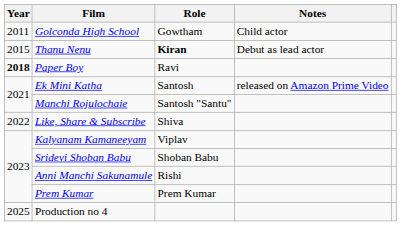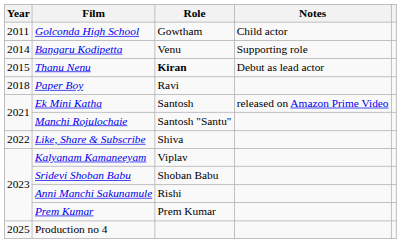+ row: (79, 49)
(18, 67) bold -> (18, 85) normal
